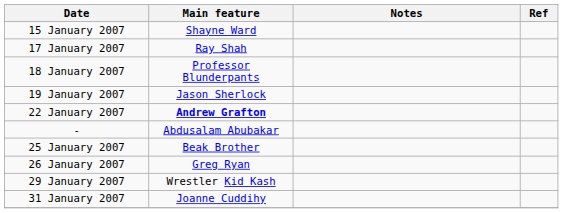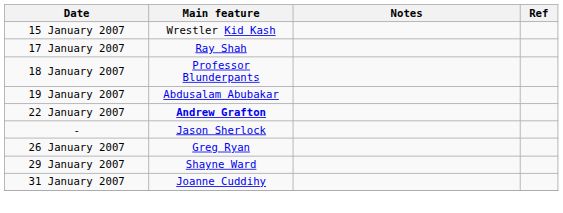(221, 30) Shayne Ward -> (221, 30) Wrestler Kid Kash
(221, 95) Jason Sherlock -> (221, 95) Abdusalam Abubakar
(221, 130) Abdusalam Abubakar -> (221, 130) Jason Sherlock
- row: (77, 147)
(221, 182) Wrestler Kid Kash -> (221, 164) Shayne Ward
